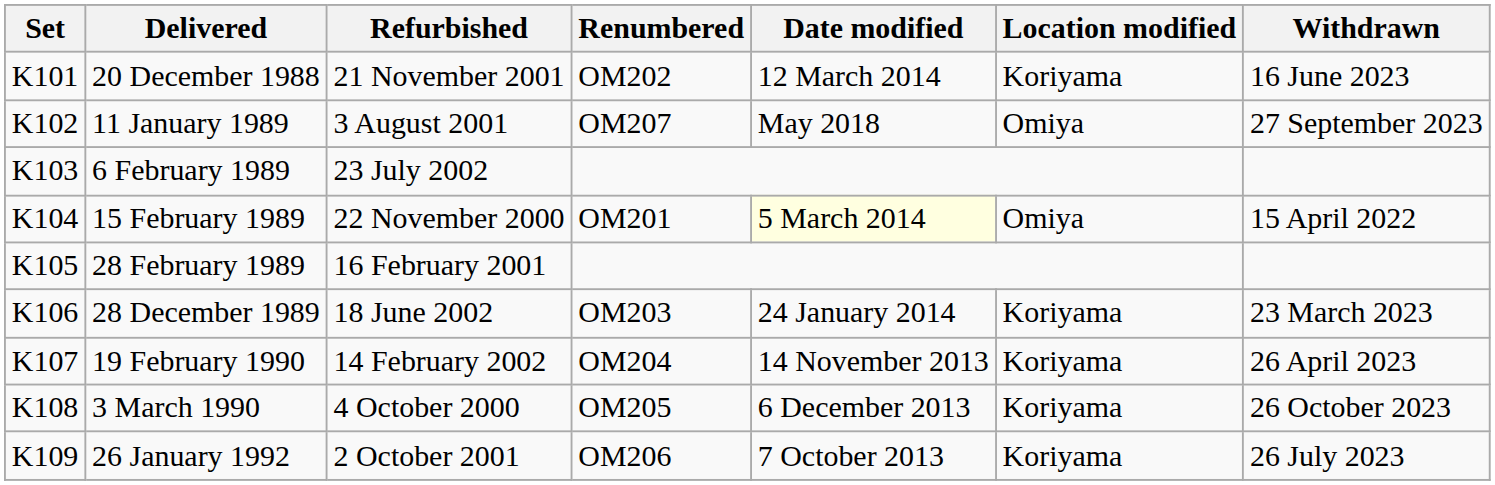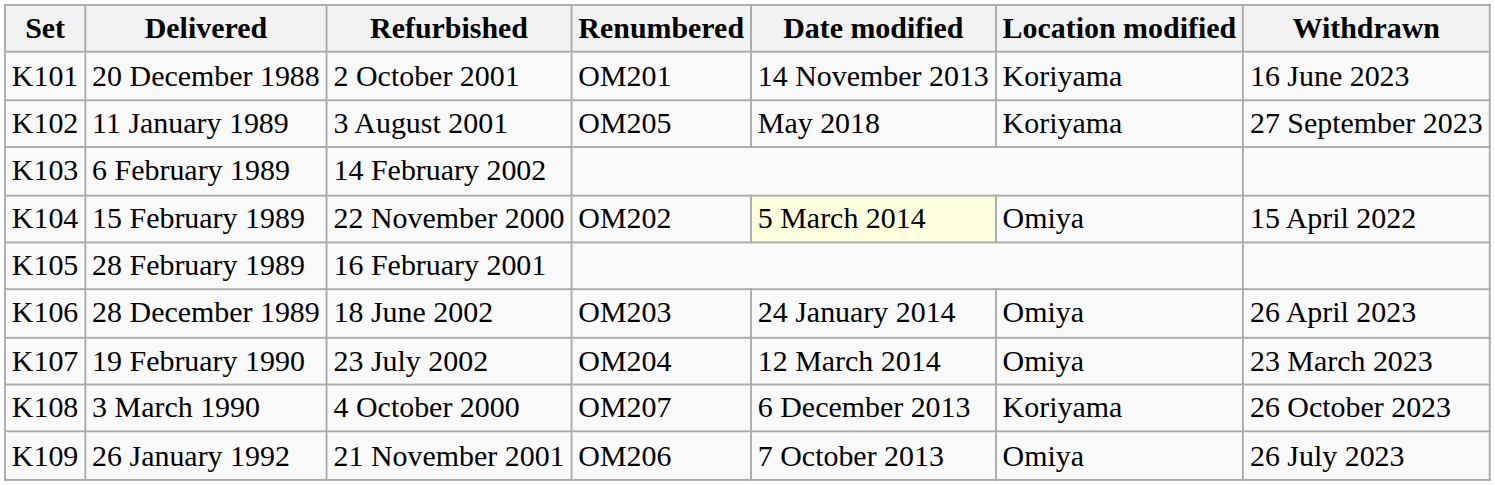(449, 75) 21 November 2001 -> (427, 75) 2 October 2001
(625, 75) OM202 -> (625, 75) OM201
(849, 75) 12 March 2014 -> (873, 75) 14 November 2013
(625, 123) OM207 -> (625, 123) OM205
(1043, 123) Omiya -> (1062, 123) Koriyama
(411, 170) 23 July 2002 -> (440, 170) 14 February 2002
(625, 218) OM201 -> (625, 218) OM202
(1062, 312) Koriyama -> (1043, 312) Omiya
(1341, 312) 23 March 2023 -> (1333, 312) 26 April 2023
(440, 360) 14 February 2002 -> (411, 360) 23 July 2002
(873, 360) 14 November 2013 -> (849, 360) 12 March 2014
(1062, 360) Koriyama -> (1043, 360) Omiya
(1333, 360) 26 April 2023 -> (1341, 360) 23 March 2023
(625, 407) OM205 -> (625, 407) OM207
(427, 455) 2 October 2001 -> (449, 455) 21 November 2001
(1062, 455) Koriyama -> (1043, 455) Omiya
